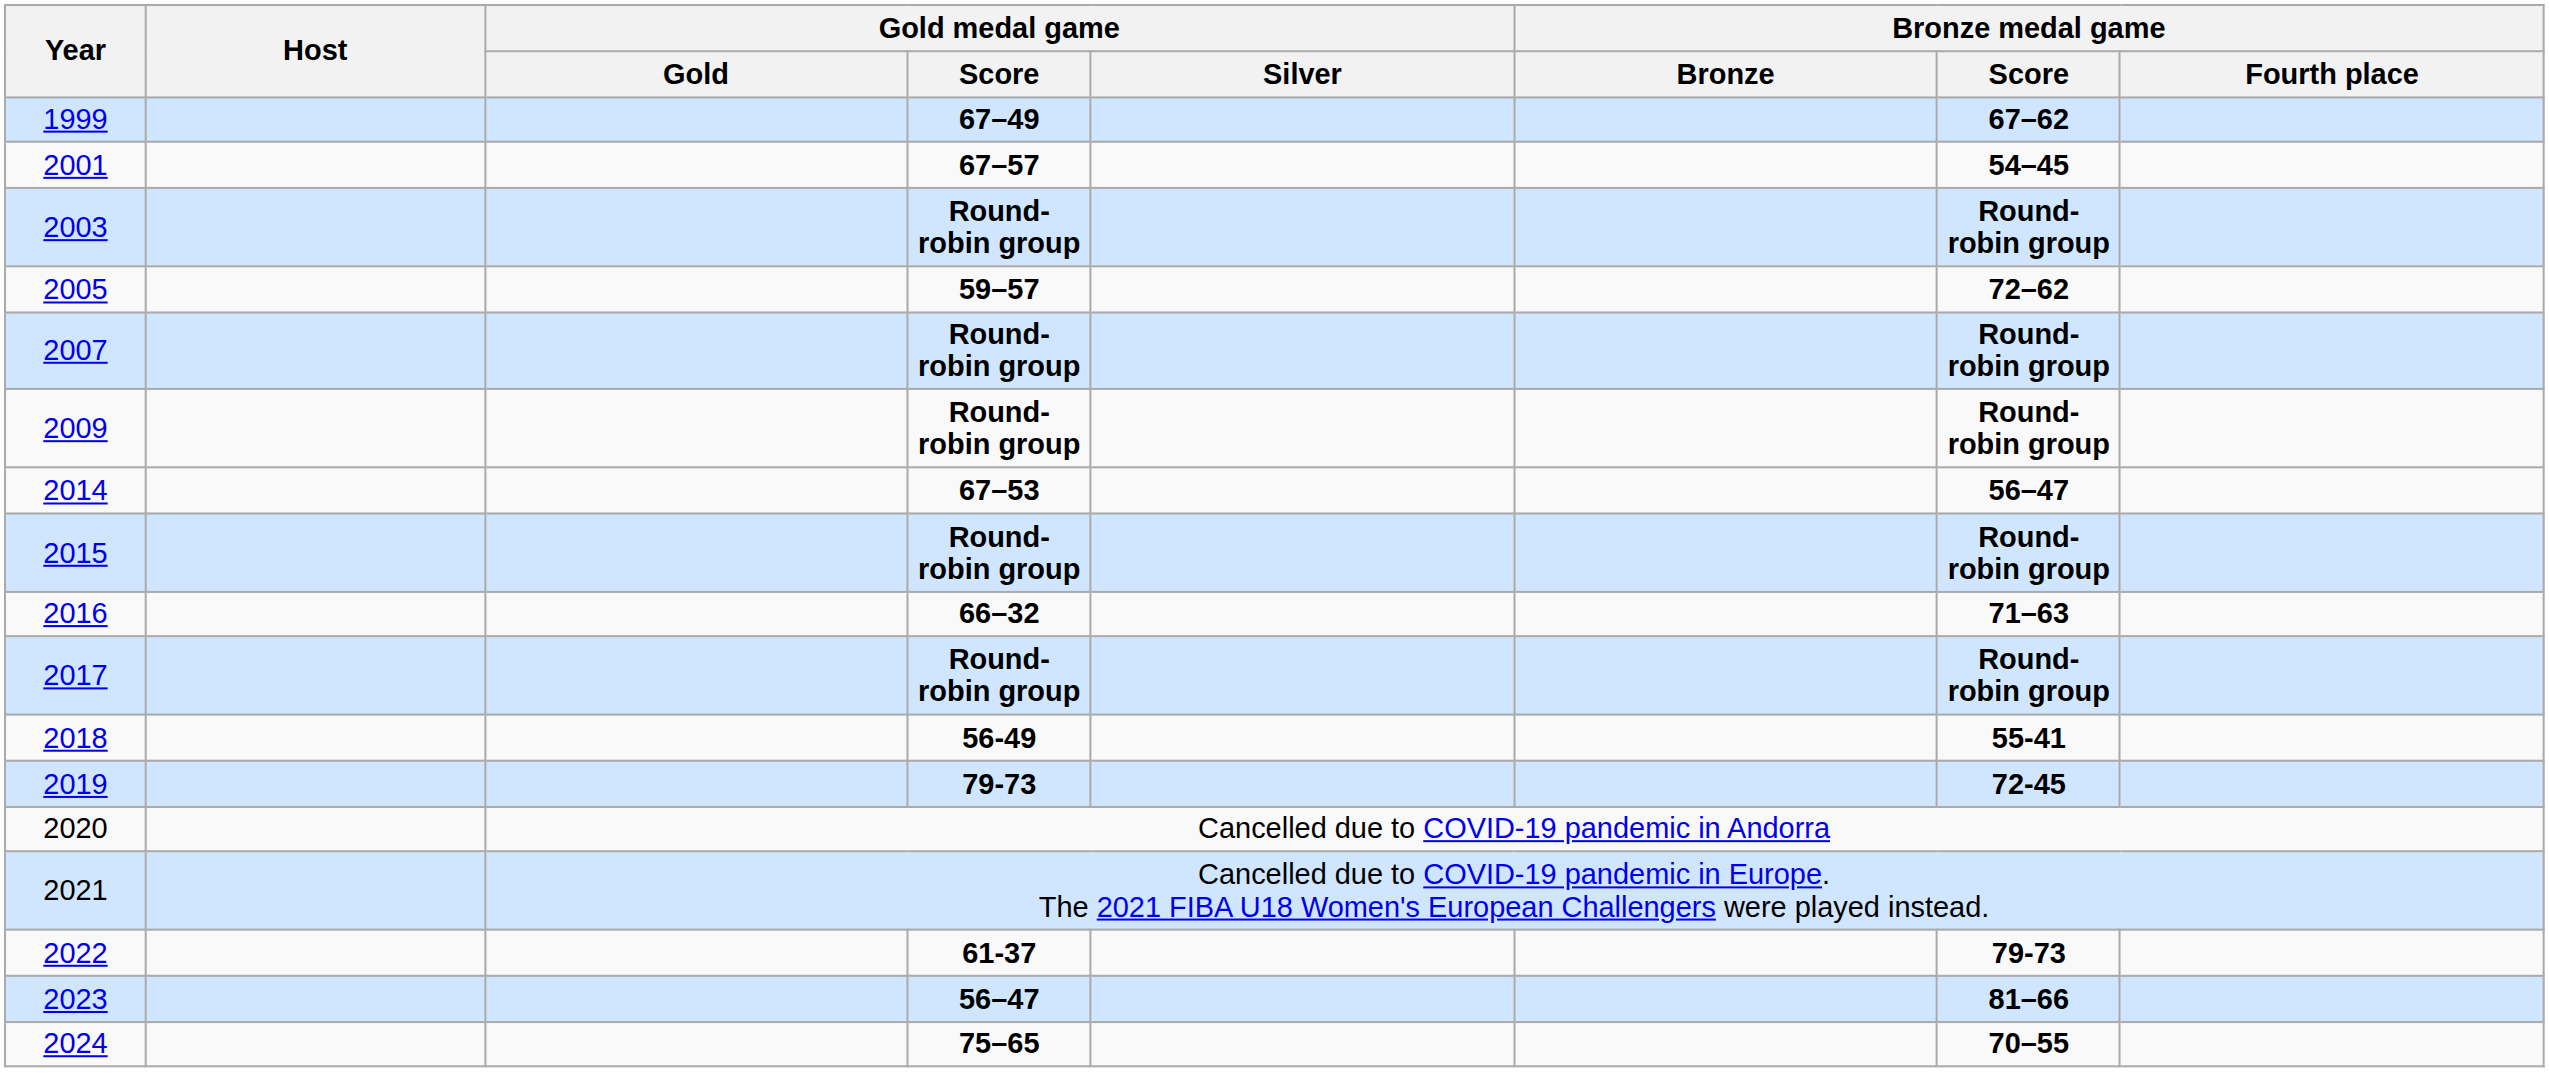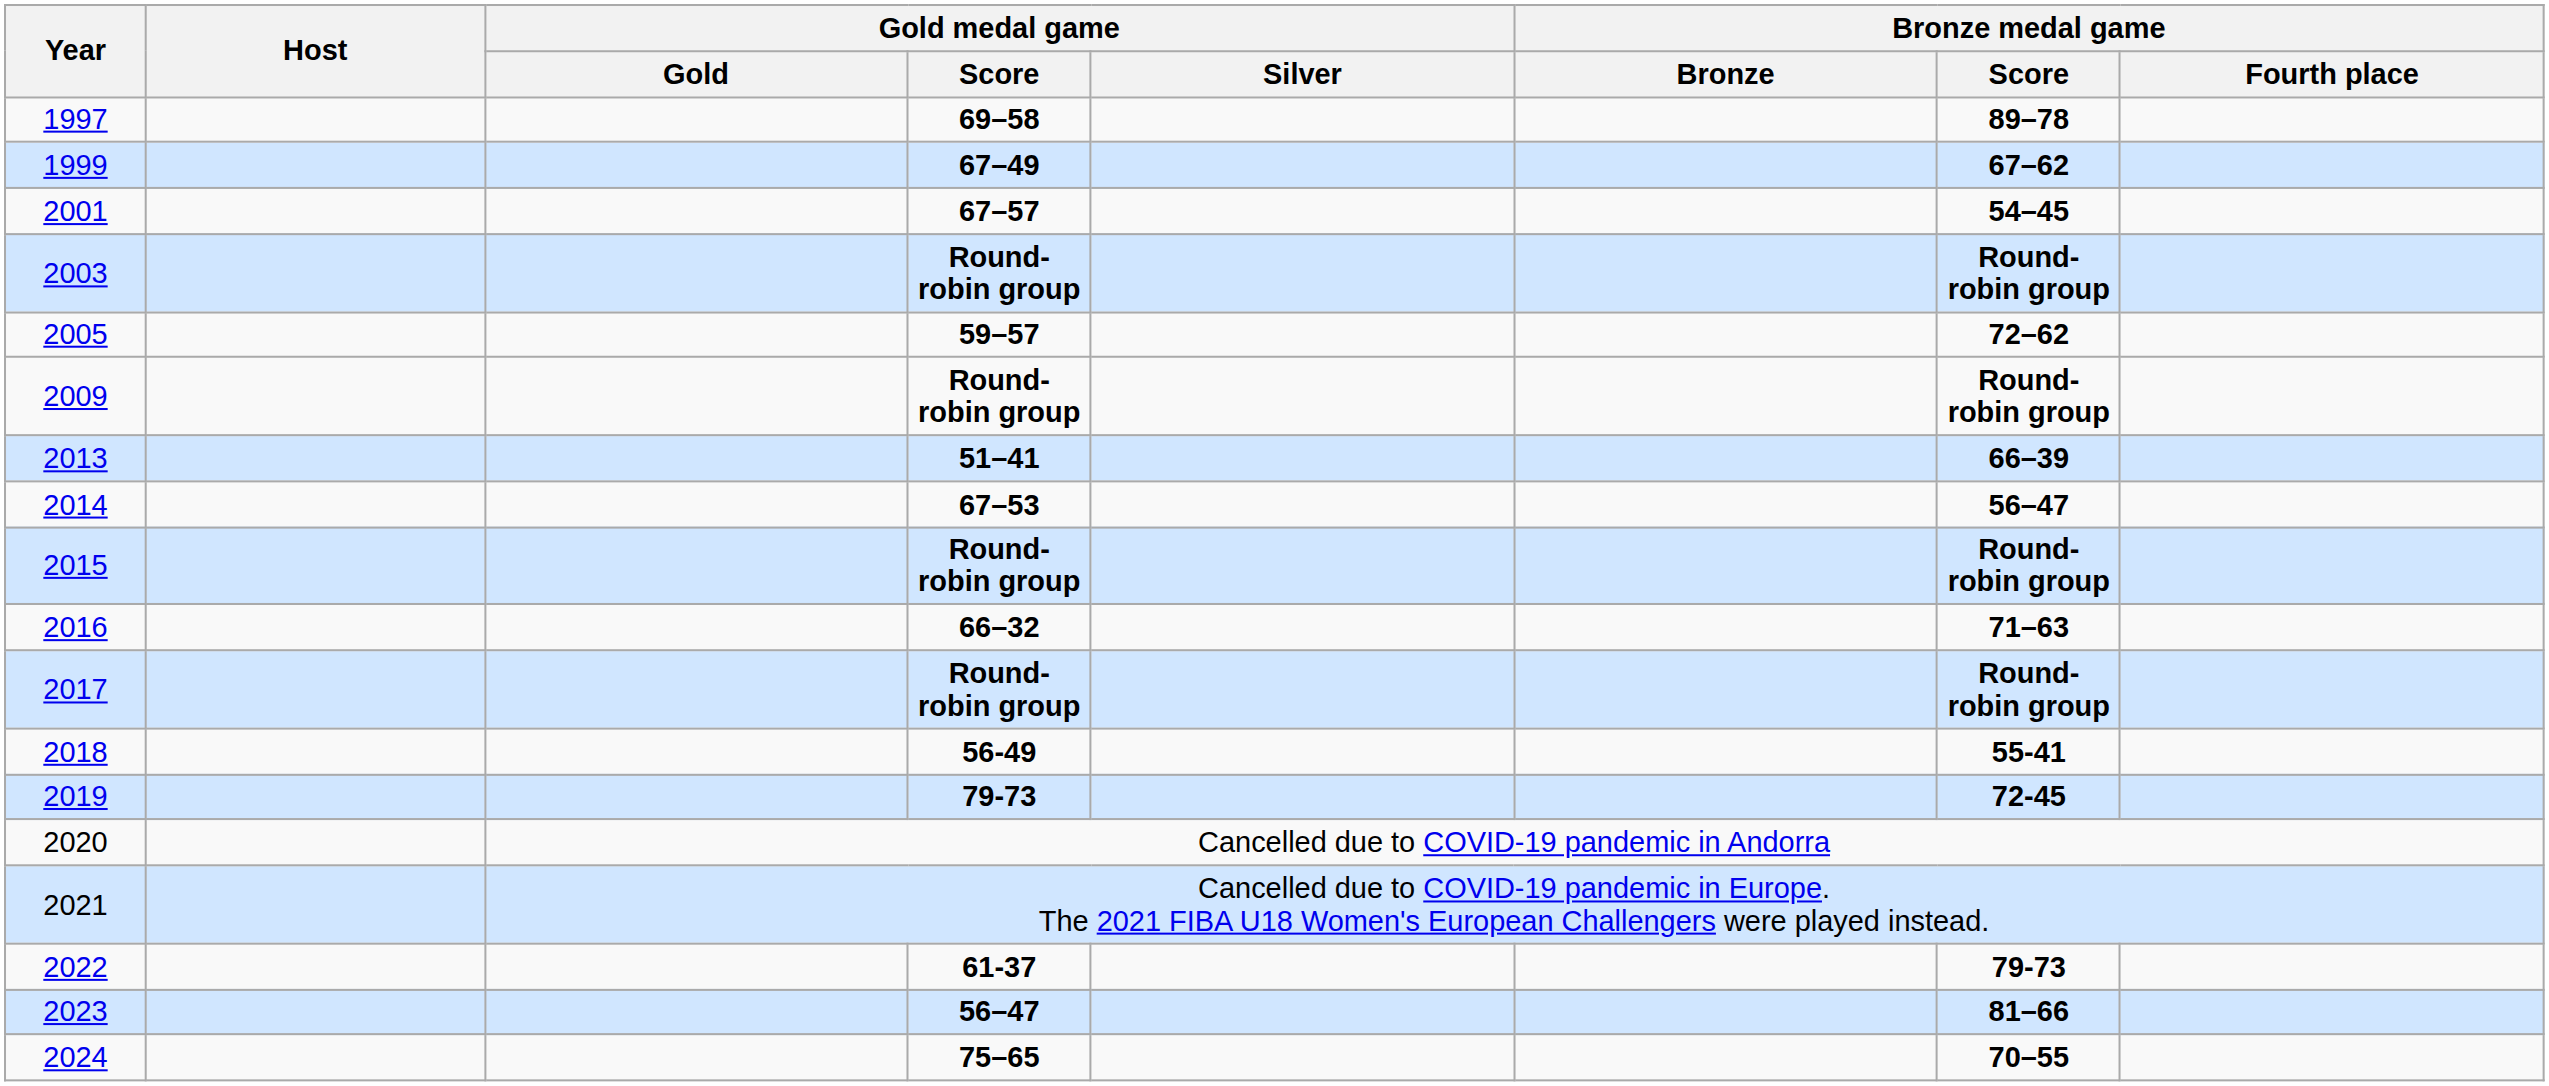+ row: (75, 120)
- row: (75, 351)
+ row: (75, 458)
